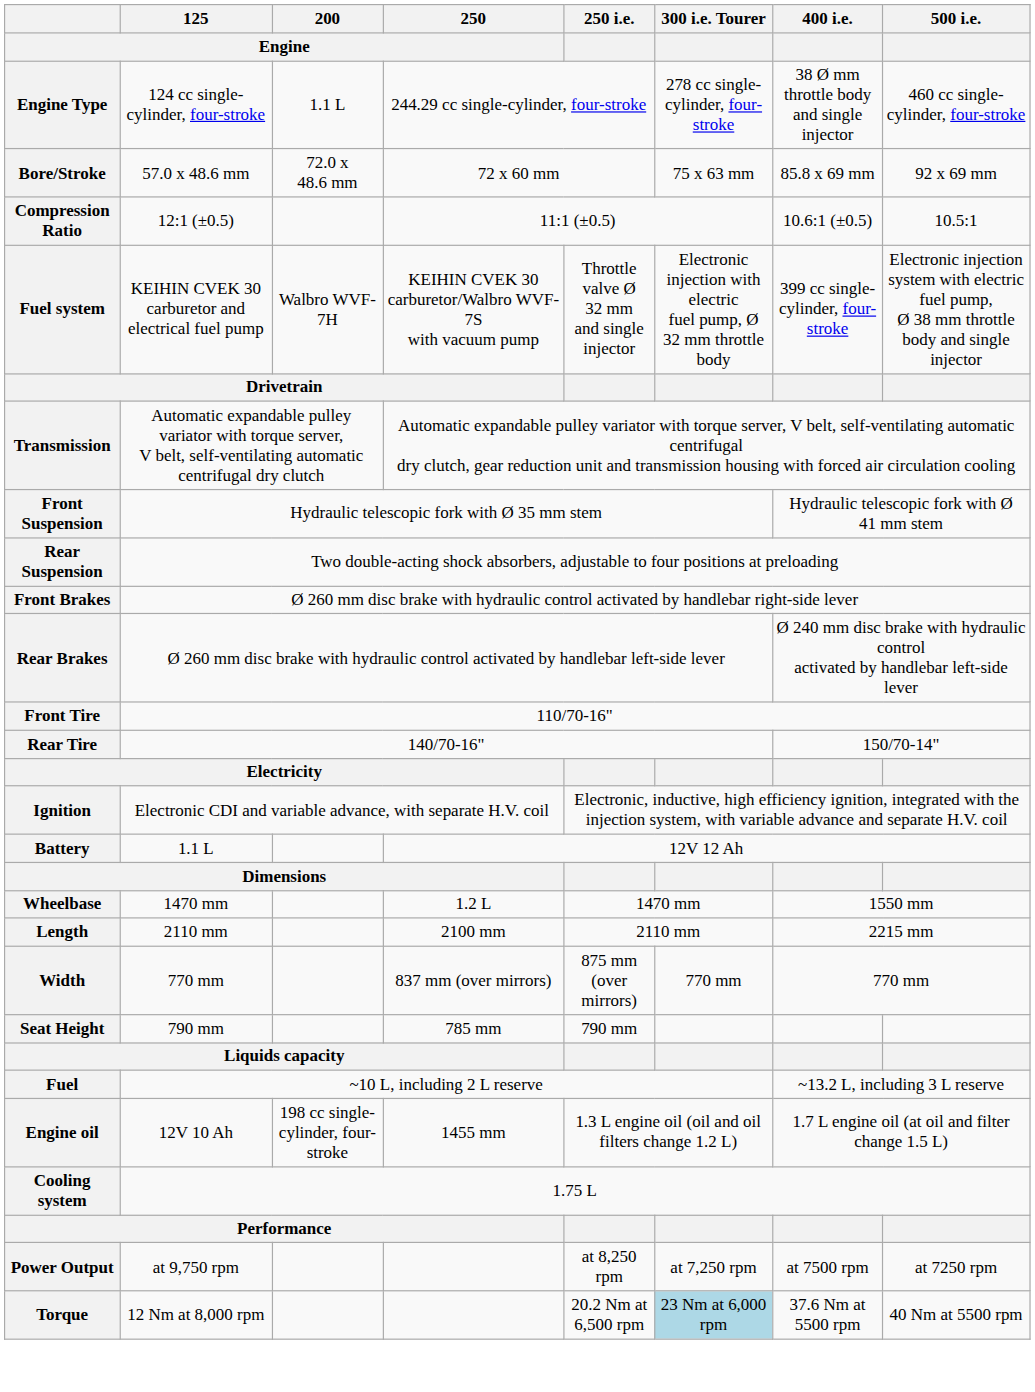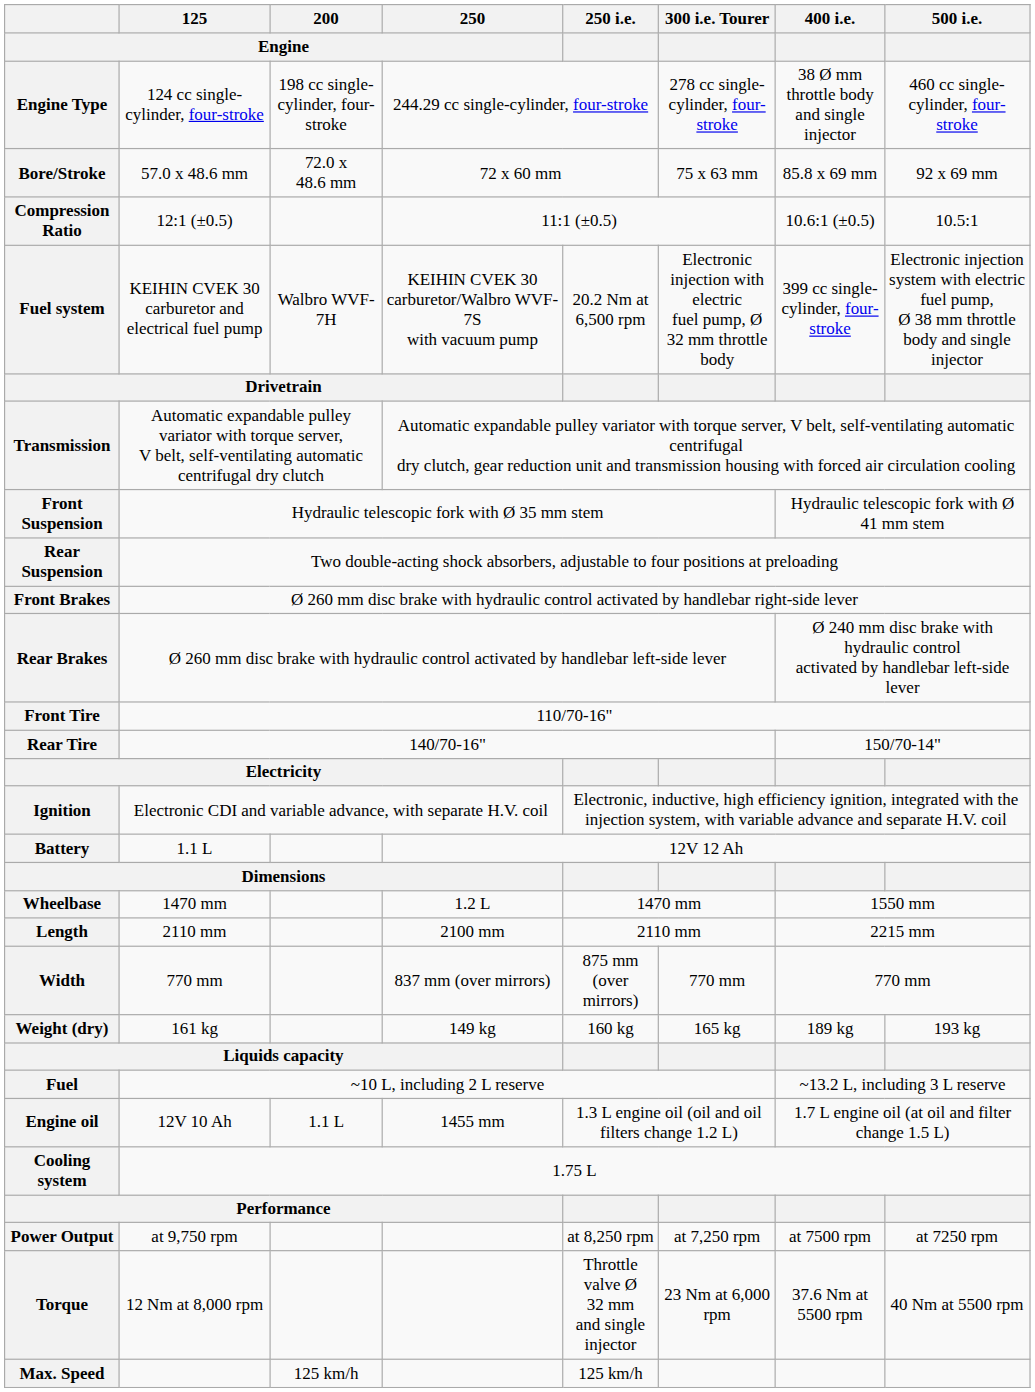(327, 105) 1.1 L -> (326, 105) 198 cc single-cylinder, four-stroke
(609, 309) Throttle valve Ø 32 mm and single injector -> (610, 309) 20.2 Nm at 6,500 rpm
- row: (62, 1028)
+ row: (62, 1028)
(327, 1132) 198 cc single-cylinder, four-stroke -> (326, 1122) 1.1 L
(609, 1315) 20.2 Nm at 6,500 rpm -> (610, 1305) Throttle valve Ø 32 mm and single injector
(714, 1315) lightblue background -> (717, 1305) no background
+ row: (62, 1373)
